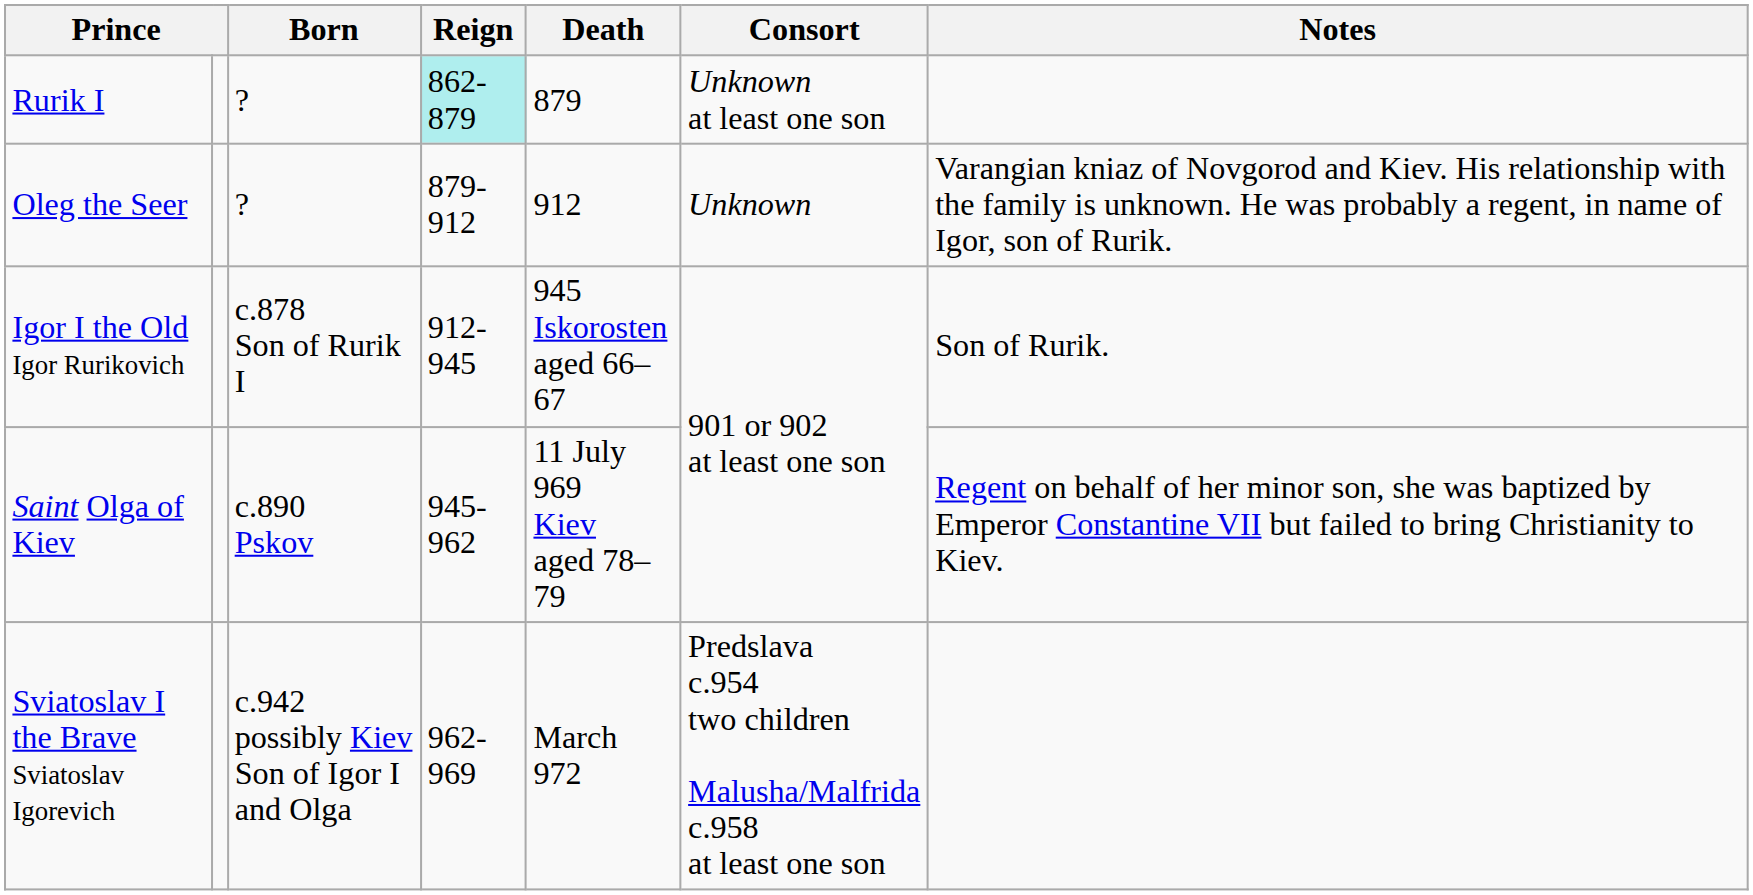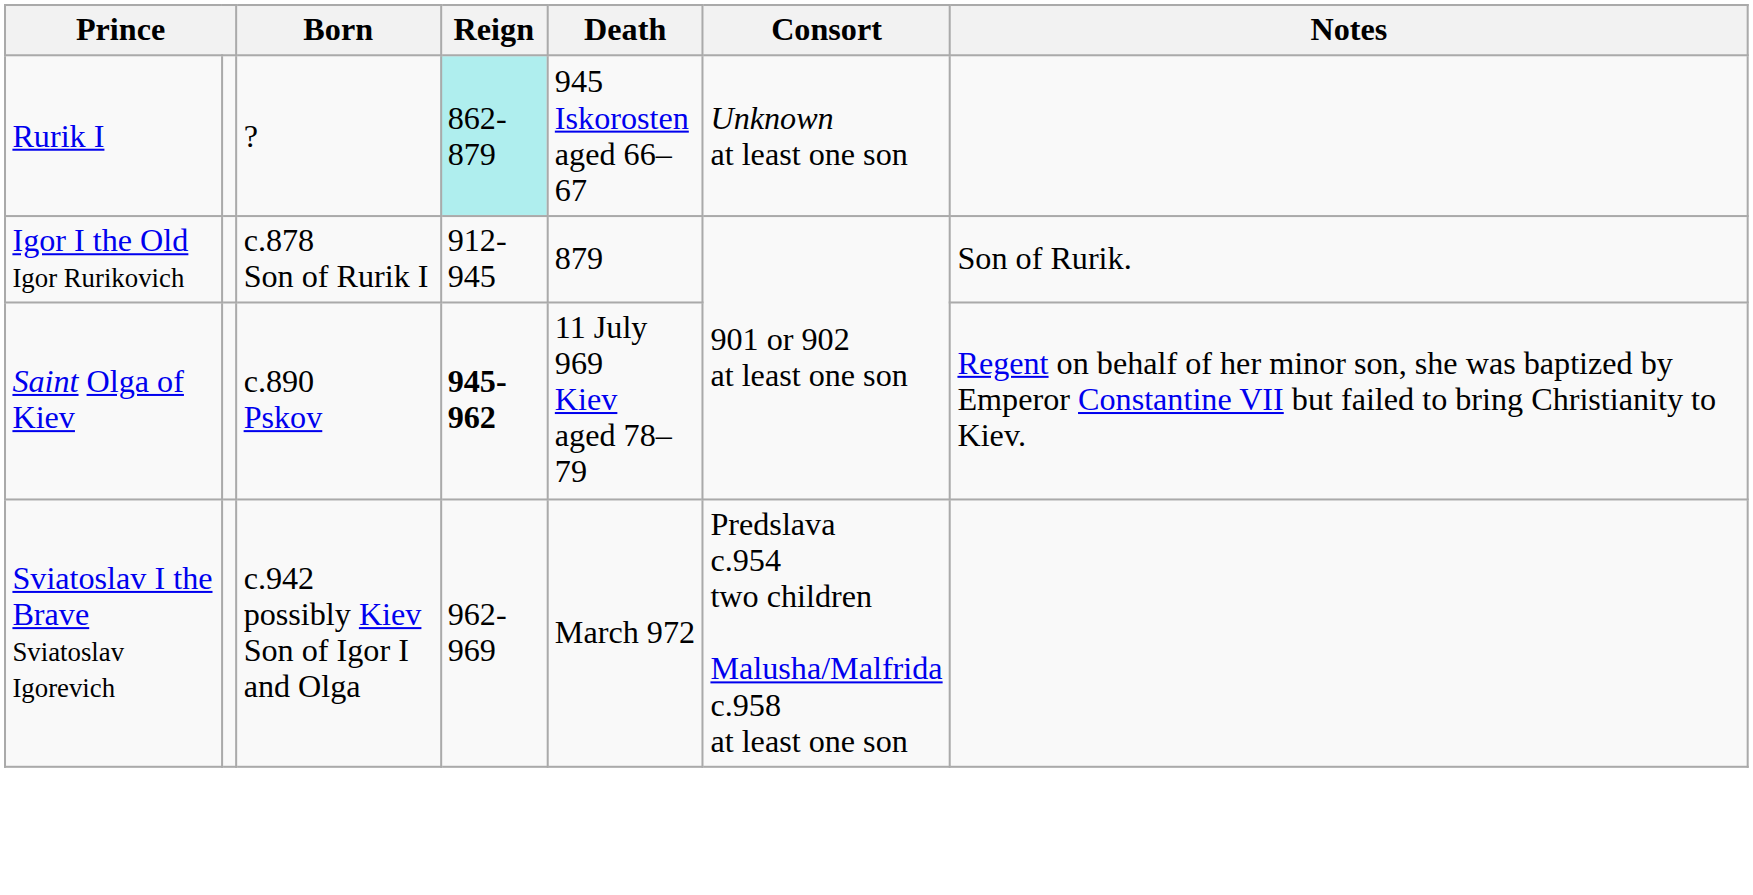(558, 99) 879 -> (622, 135) 945 Iskorosten aged 66–67
- row: (100, 204)
(600, 345) 945 Iskorosten aged 66–67 -> (579, 258) 879
(457, 523) normal -> (477, 400) bold
